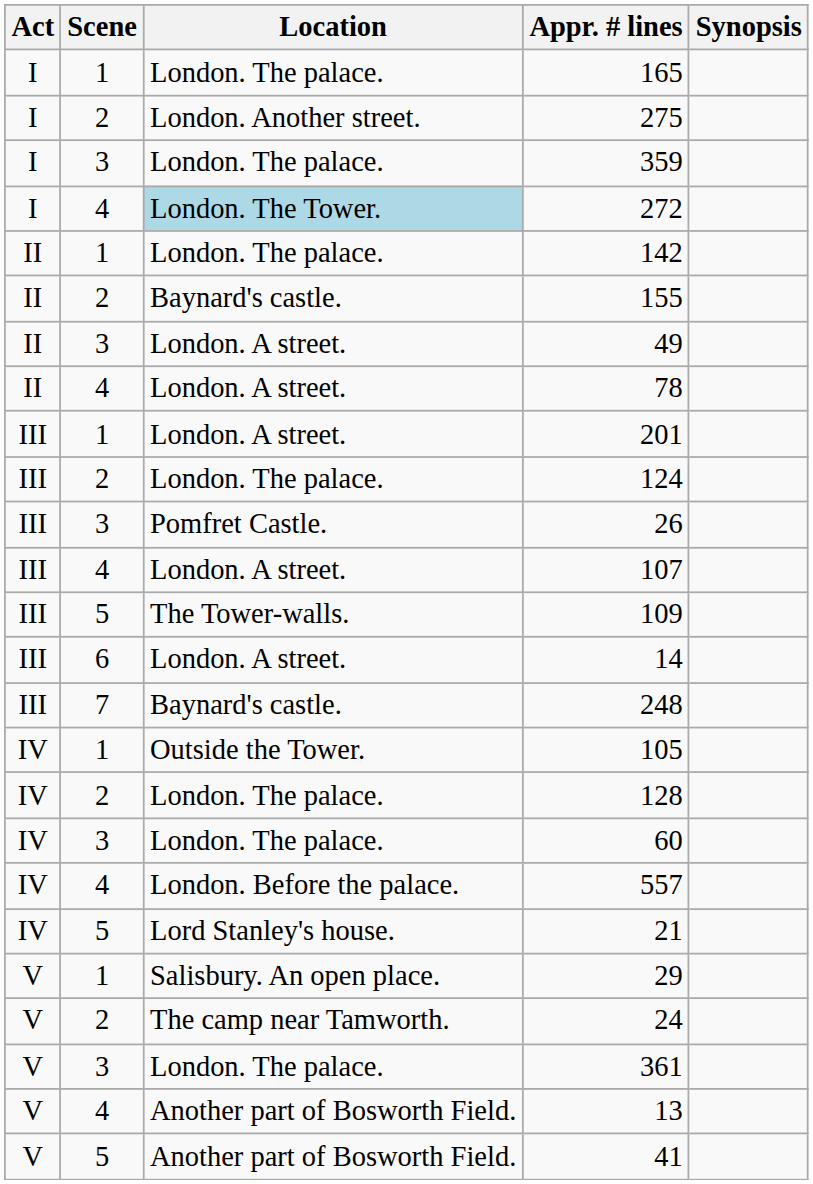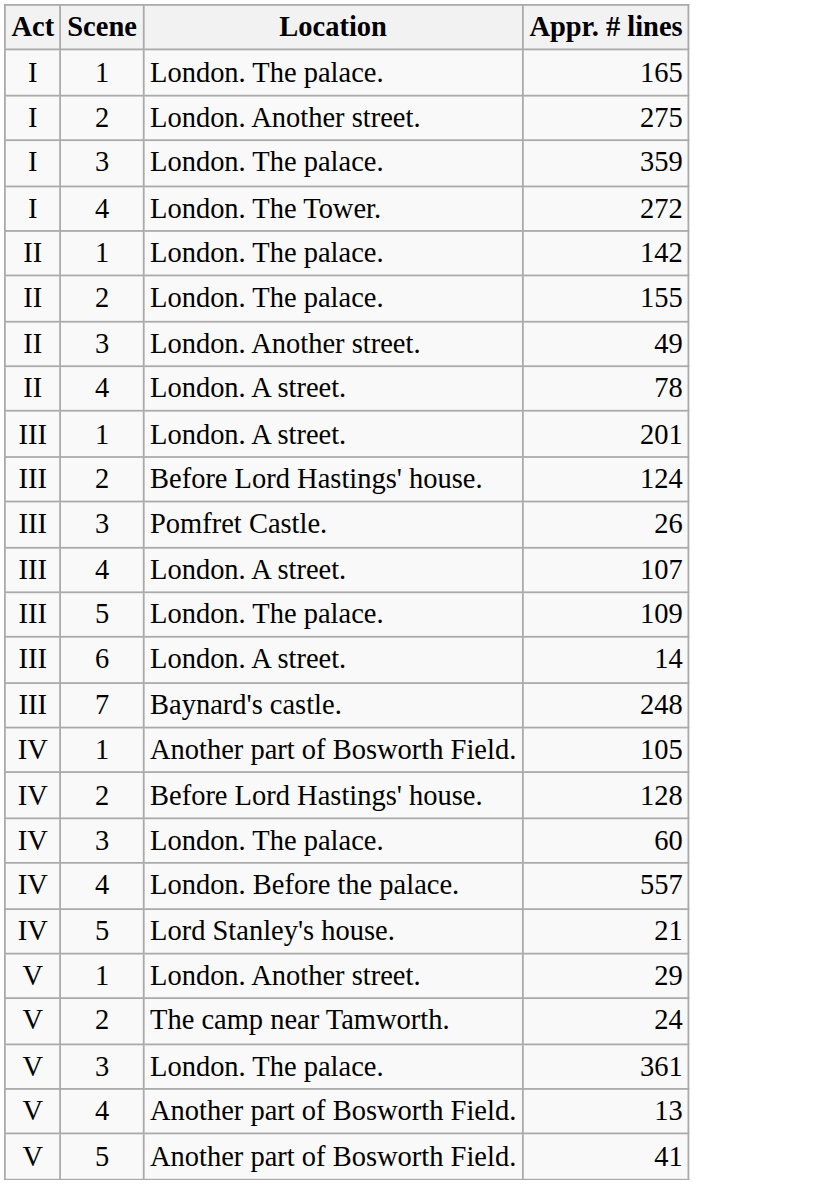- column: (749, 27)
(266, 207) lightblue background -> (266, 207) no background
(246, 298) Baynard's castle. -> (267, 298) London. The palace.
(248, 343) London. A street. -> (285, 343) London. Another street.
(267, 478) London. The palace. -> (316, 478) Before Lord Hastings' house.
(250, 614) The Tower-walls. -> (267, 614) London. The palace.
(258, 749) Outside the Tower. -> (333, 749) Another part of Bosworth Field.
(267, 794) London. The palace. -> (316, 794) Before Lord Hastings' house.
(295, 975) Salisbury. An open place. -> (285, 975) London. Another street.
